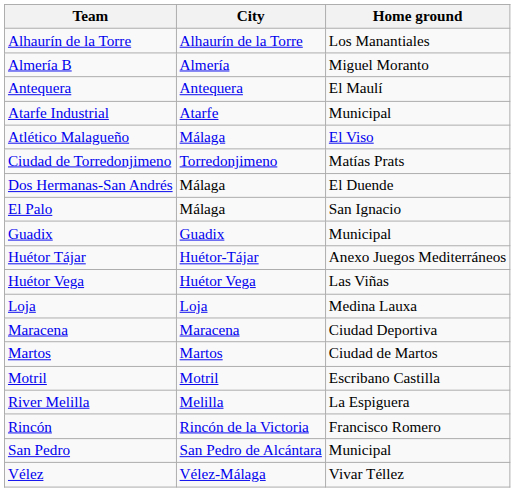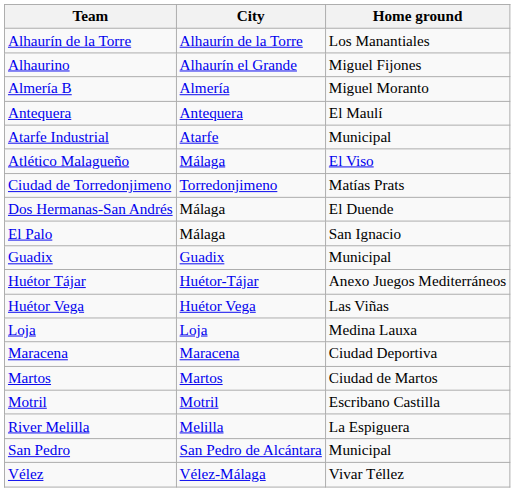+ row: (39, 64)
- row: (30, 426)
